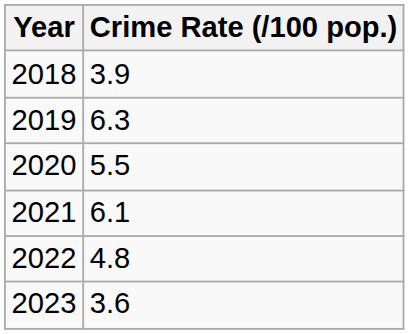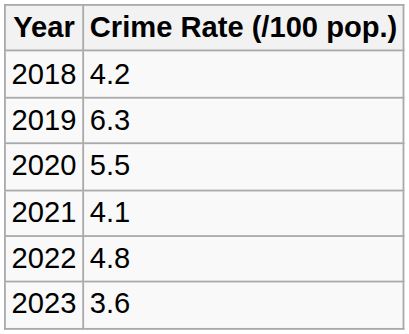(110, 73) 3.9 -> (110, 73) 4.2
(110, 212) 6.1 -> (110, 212) 4.1
